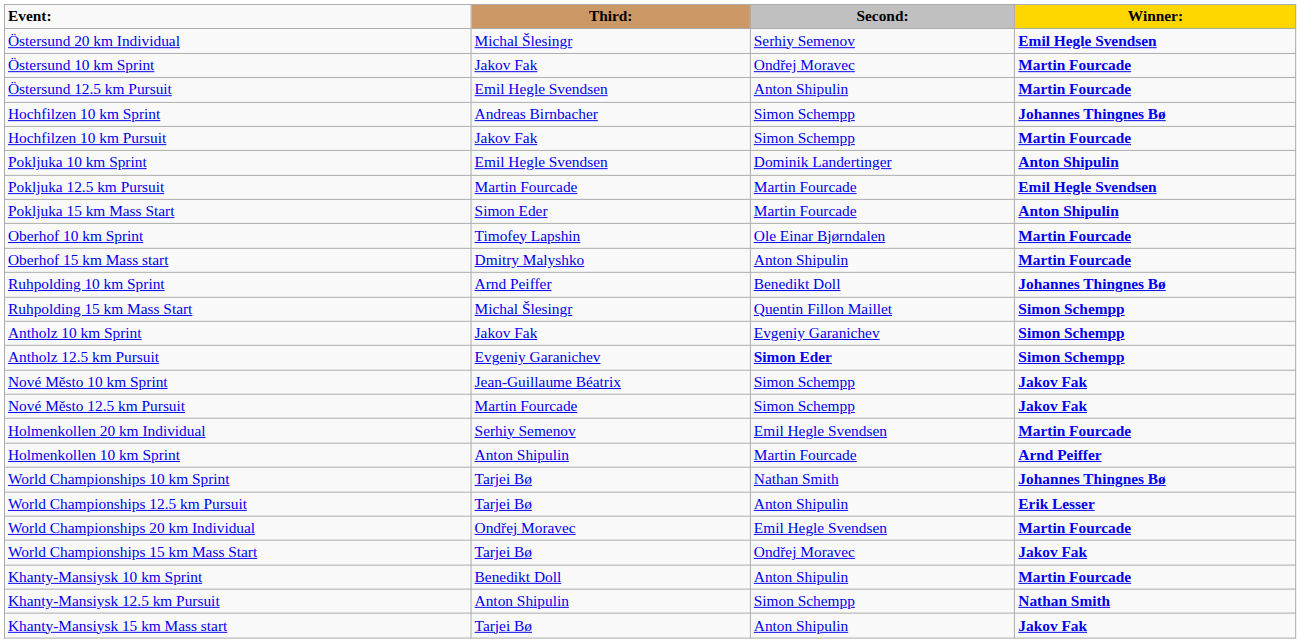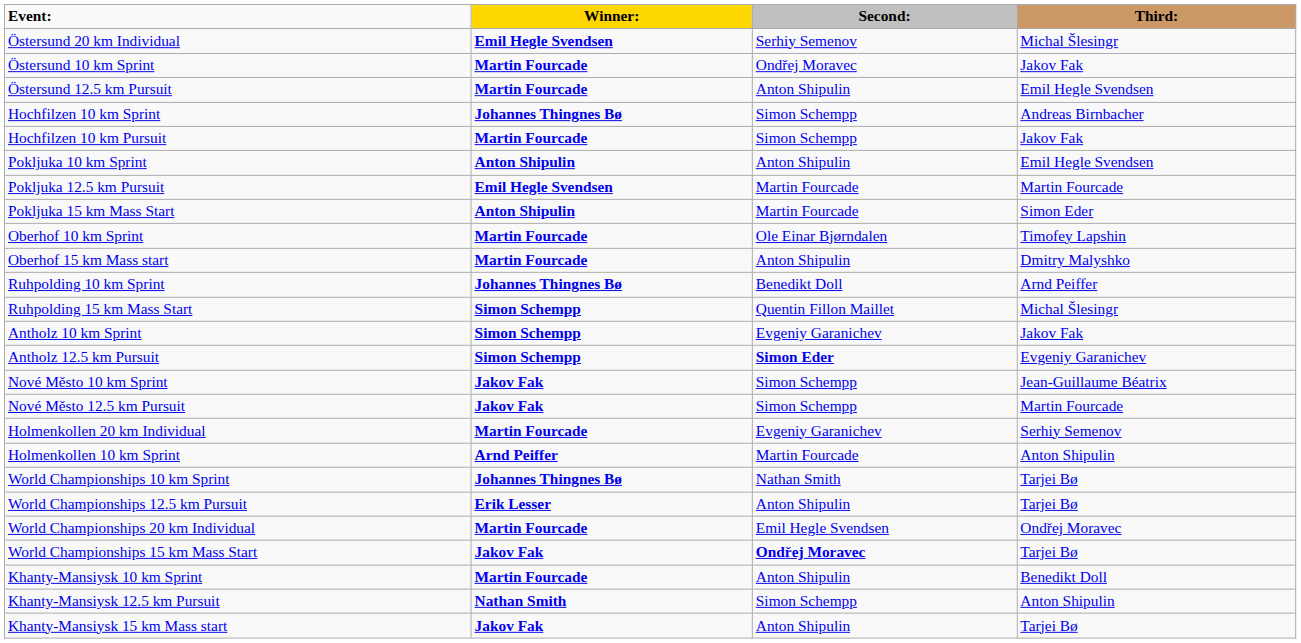columns swapped: (1155, 16) <-> (611, 16)
(823, 162) Dominik Landertinger -> (803, 162) Anton Shipulin
(820, 430) Emil Hegle Svendsen -> (819, 430) Evgeniy Garanichev
(804, 552) normal -> (811, 552) bold
